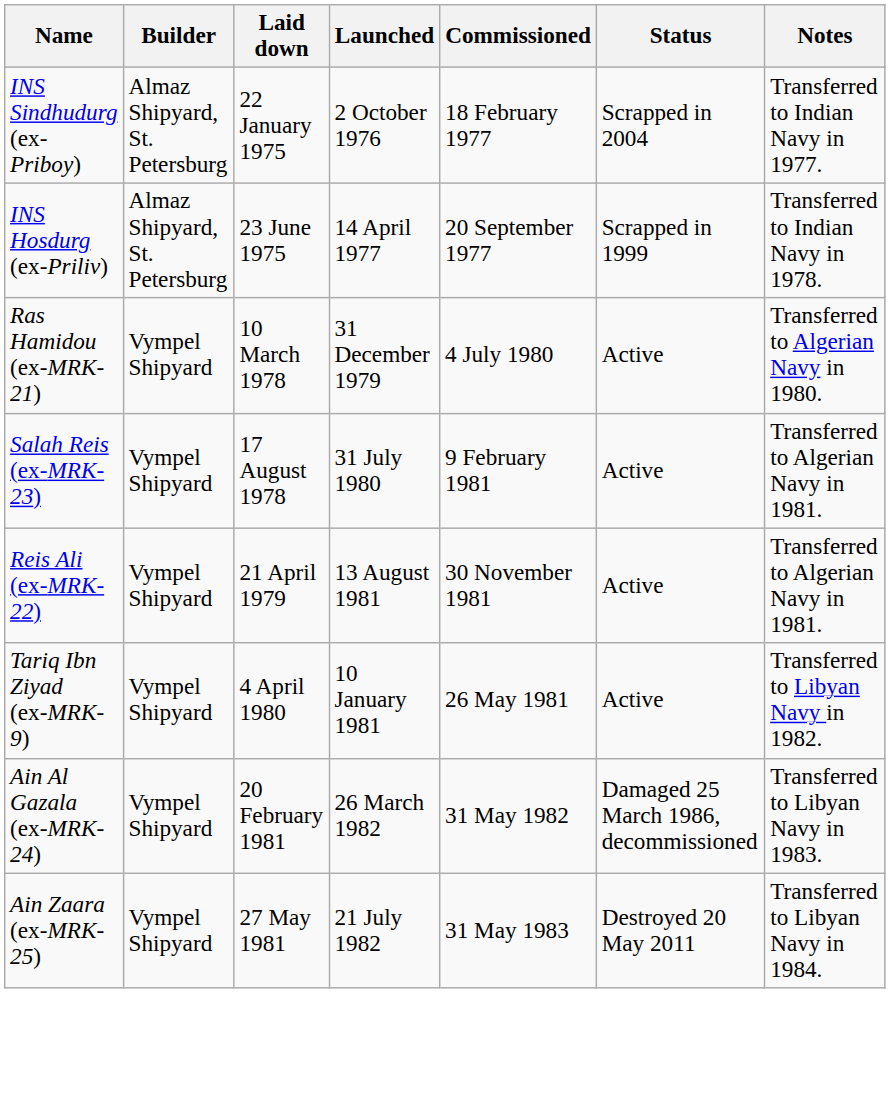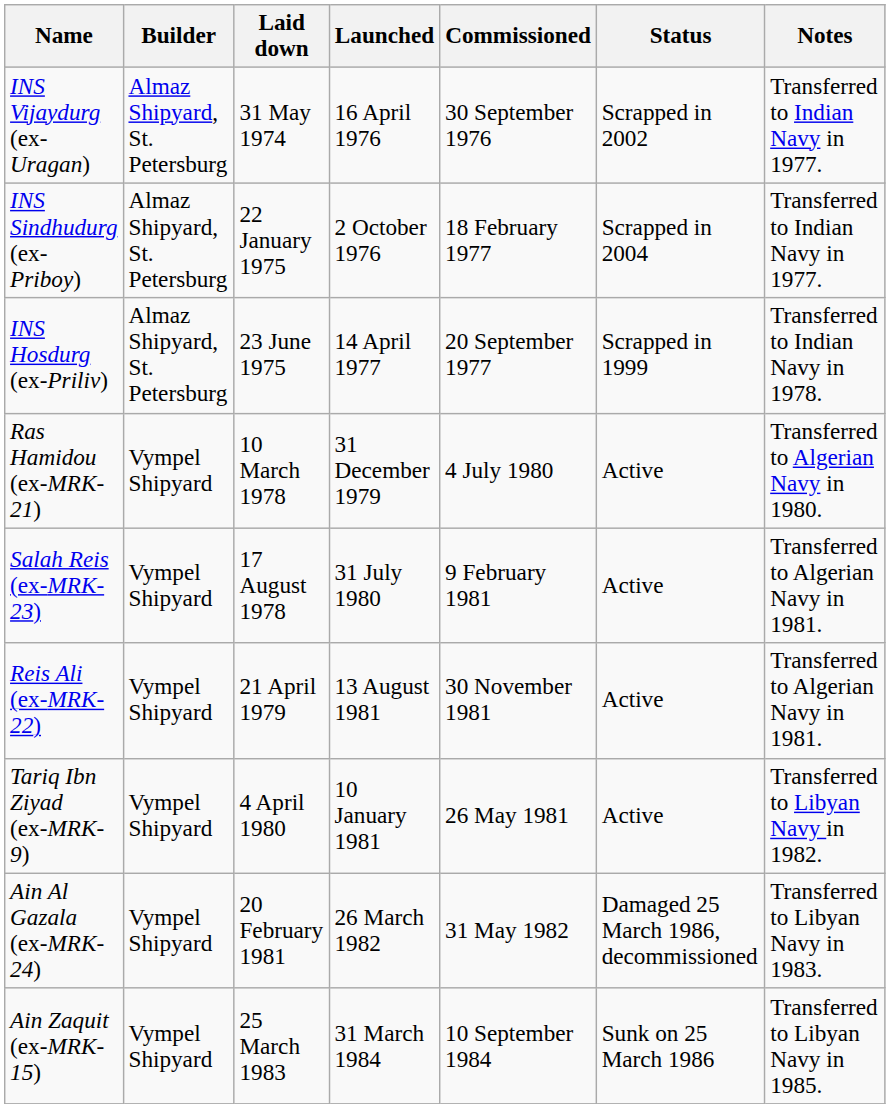+ row: (55, 124)
- row: (57, 930)
+ row: (59, 1045)
